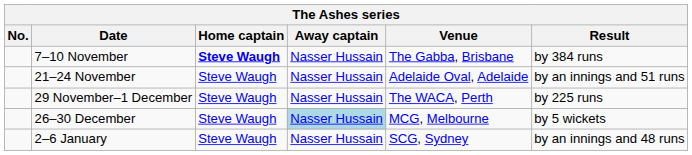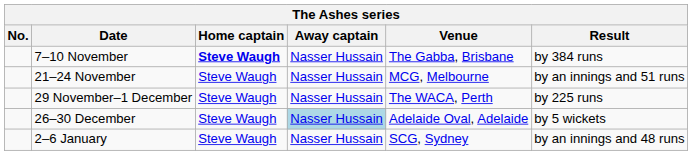(459, 77) Adelaide Oval, Adelaide -> (439, 77) MCG, Melbourne
(439, 118) MCG, Melbourne -> (459, 118) Adelaide Oval, Adelaide
